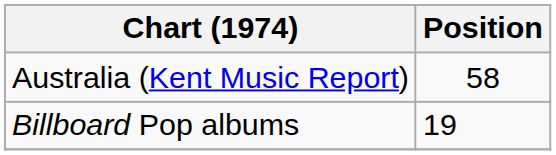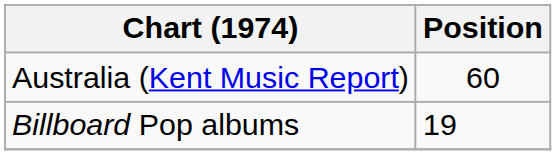(483, 76) 58 -> (483, 76) 60
